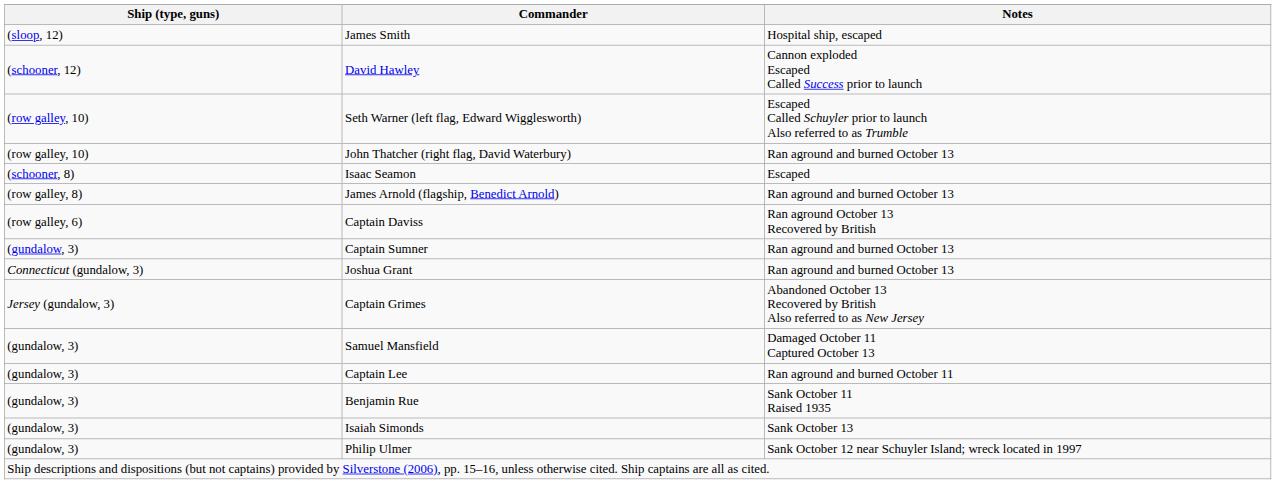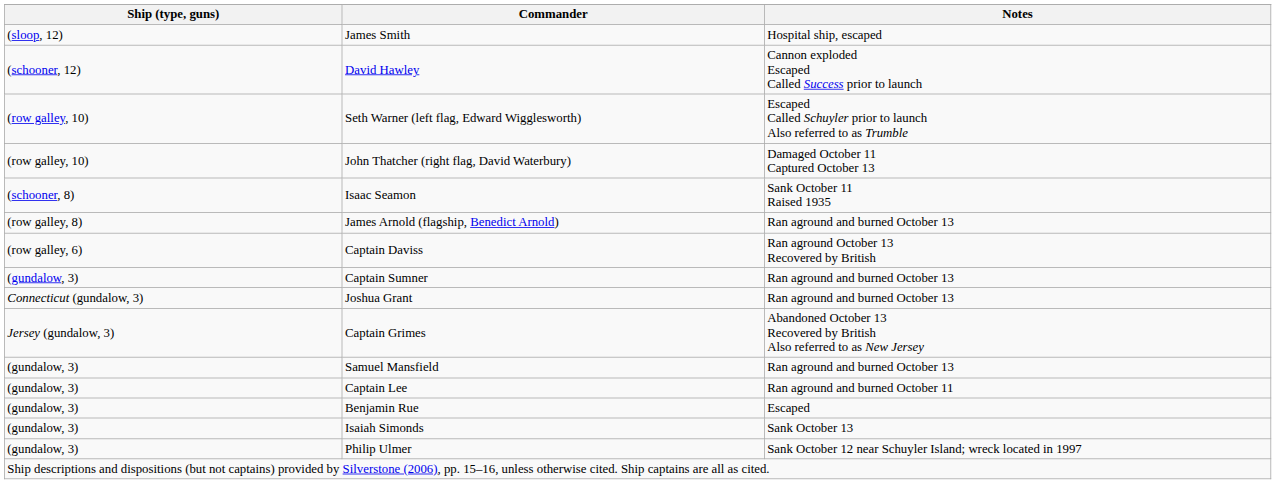(860, 153) Ran aground and burned October 13 -> (822, 160) Damaged October 11 Captured October 13
(789, 173) Escaped -> (810, 195) Sank October 11 Raised 1935
(822, 345) Damaged October 11 Captured October 13 -> (860, 367) Ran aground and burned October 13
(810, 400) Sank October 11 Raised 1935 -> (789, 408) Escaped
